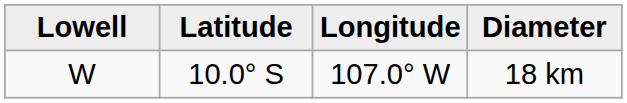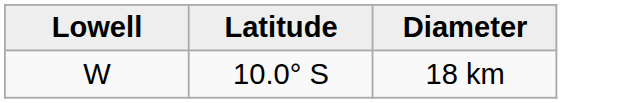- column: (390, 27)
